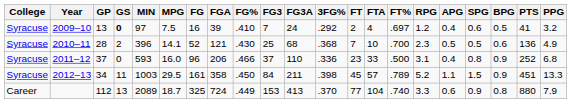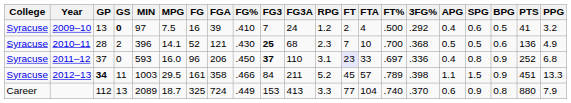columns swapped: (332, 12) <-> (426, 12)
(400, 28) .697 -> (393, 28) .500
(268, 43) normal -> (268, 43) bold
(245, 59) .466 -> (245, 59) .450
(268, 59) normal -> (268, 59) bold
(356, 59) no background -> (349, 59) lavender background
(400, 59) .500 -> (393, 59) .697
(101, 75) normal -> (101, 75) bold
(245, 75) .450 -> (245, 75) .466
